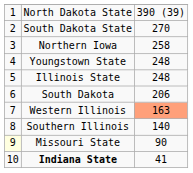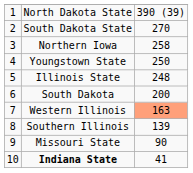(161, 61) 248 -> (161, 61) 250
(161, 94) 206 -> (161, 94) 200
(161, 127) 140 -> (161, 127) 139
(13, 143) lightyellow background -> (13, 143) no background
